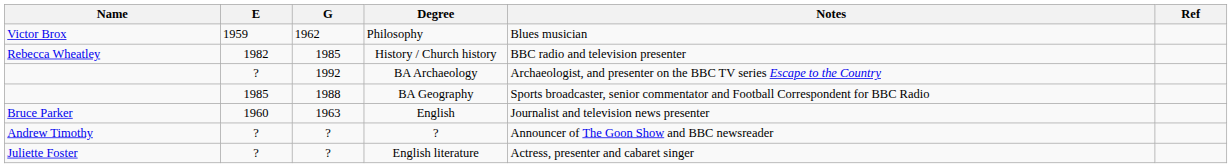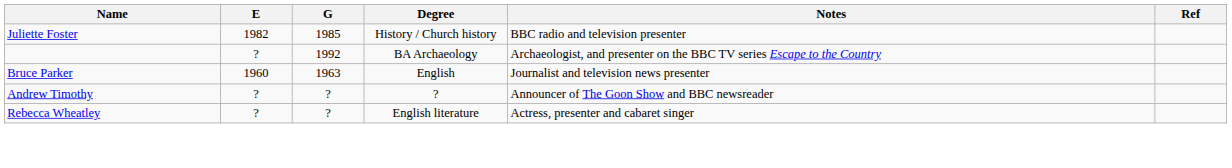- row: (395, 34)
(54, 53) Rebecca Wheatley -> (42, 34) Juliette Foster
- row: (436, 93)
(42, 152) Juliette Foster -> (54, 113) Rebecca Wheatley
